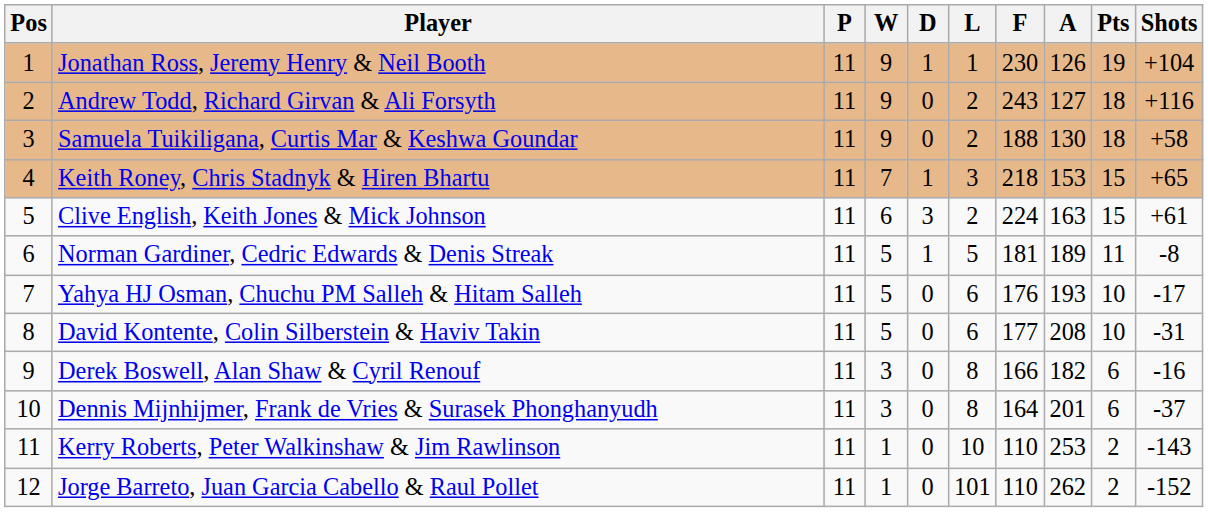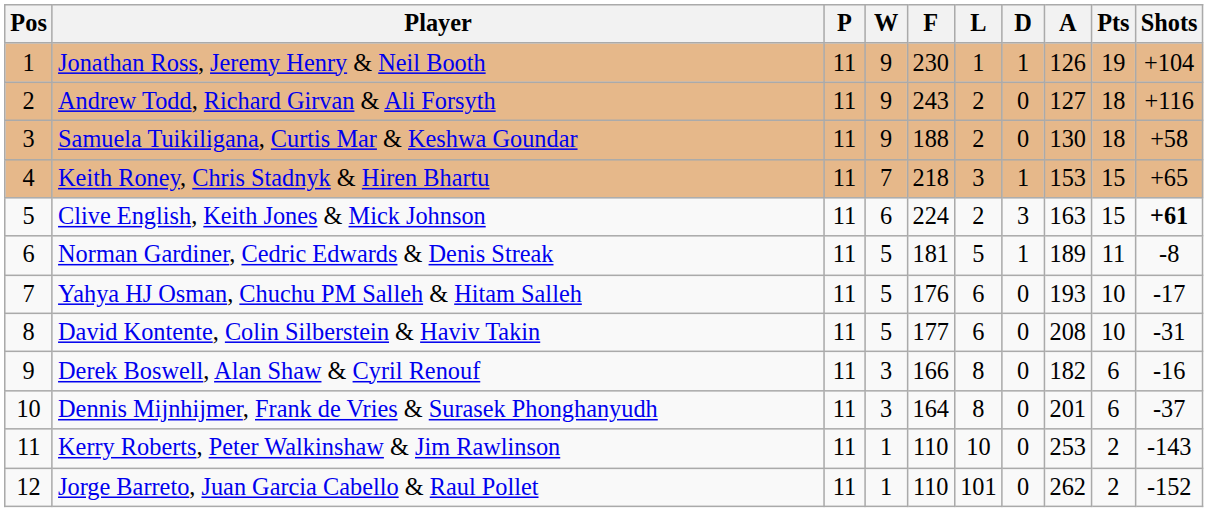columns swapped: (928, 23) <-> (1020, 23)
(1169, 216) normal -> (1169, 216) bold
